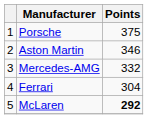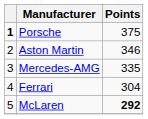(10, 32) normal -> (10, 32) bold
(131, 69) 332 -> (131, 69) 335
